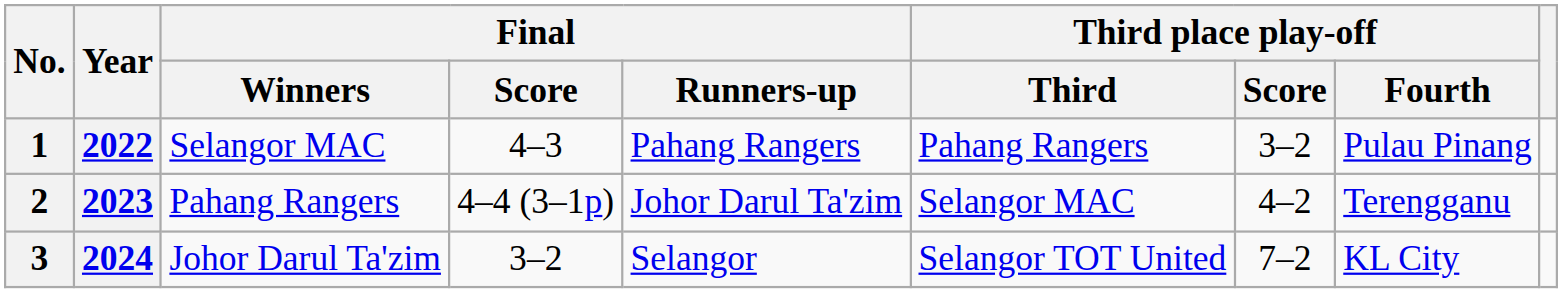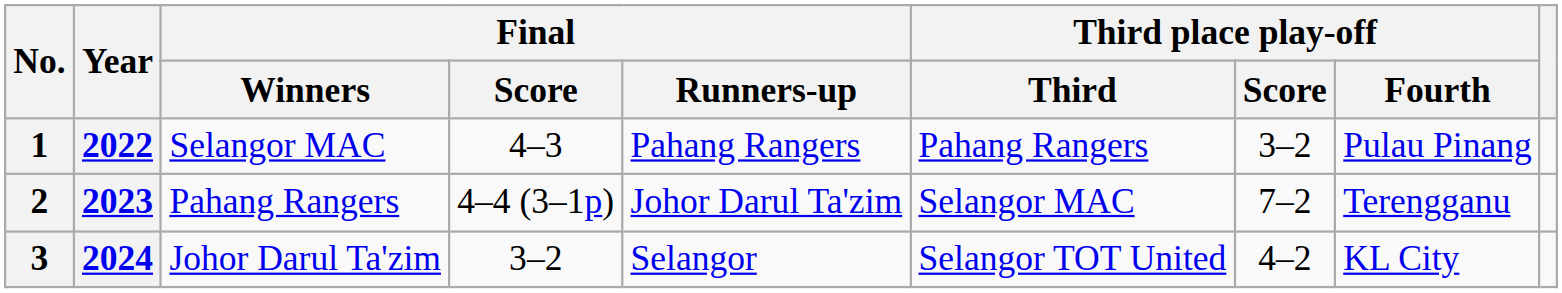(1285, 201) 4–2 -> (1285, 201) 7–2
(1285, 257) 7–2 -> (1285, 257) 4–2
